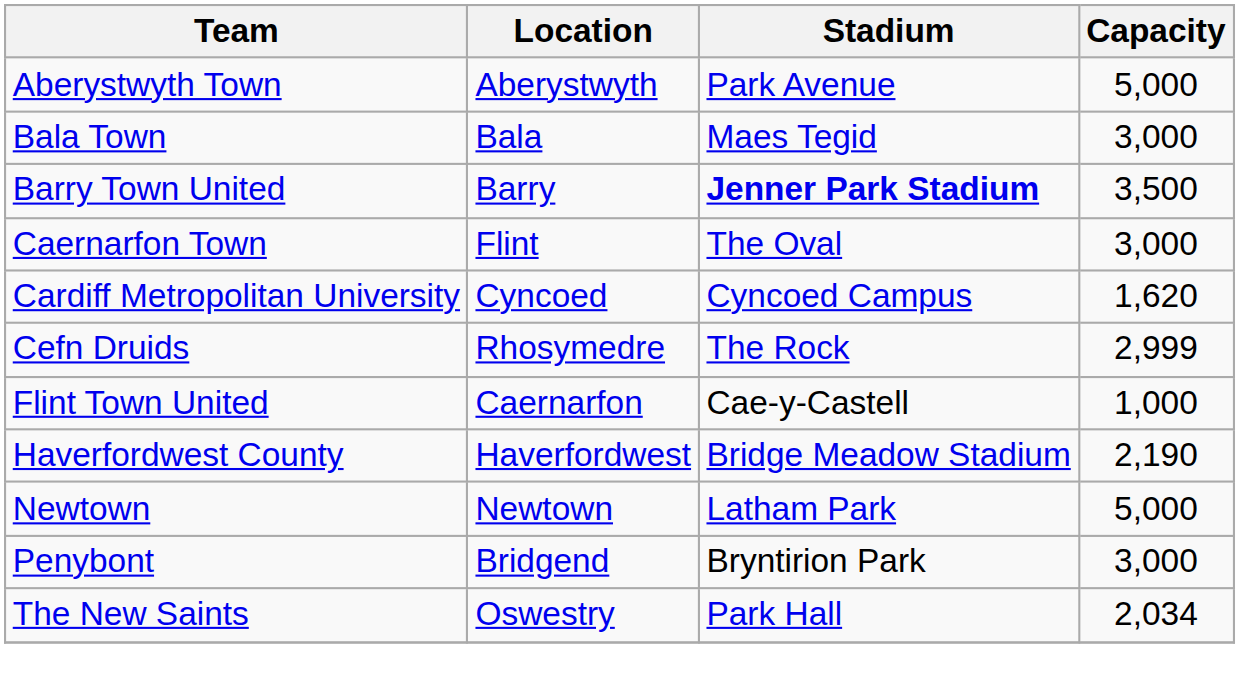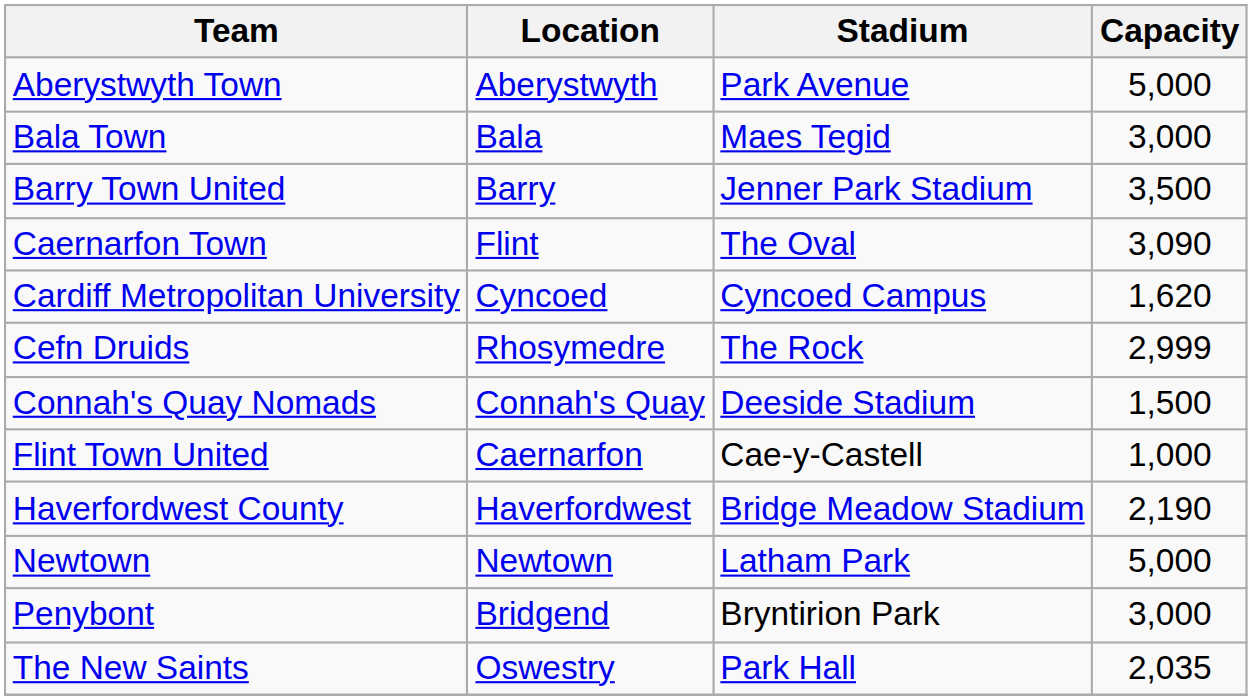(873, 190) bold -> (876, 190) normal
(1156, 243) 3,000 -> (1170, 243) 3,090
+ row: (194, 402)
(1156, 614) 2,034 -> (1170, 667) 2,035
